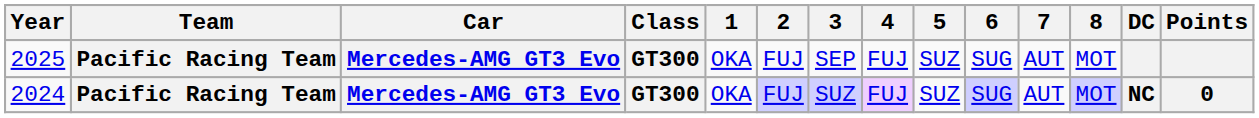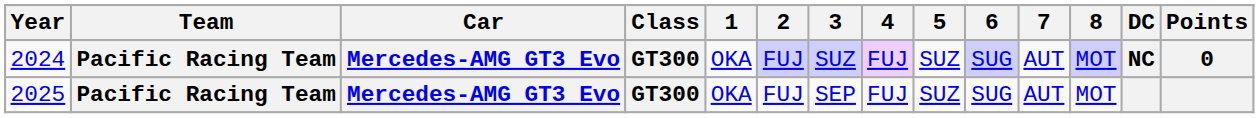rows swapped: (38, 95) <-> (38, 59)
